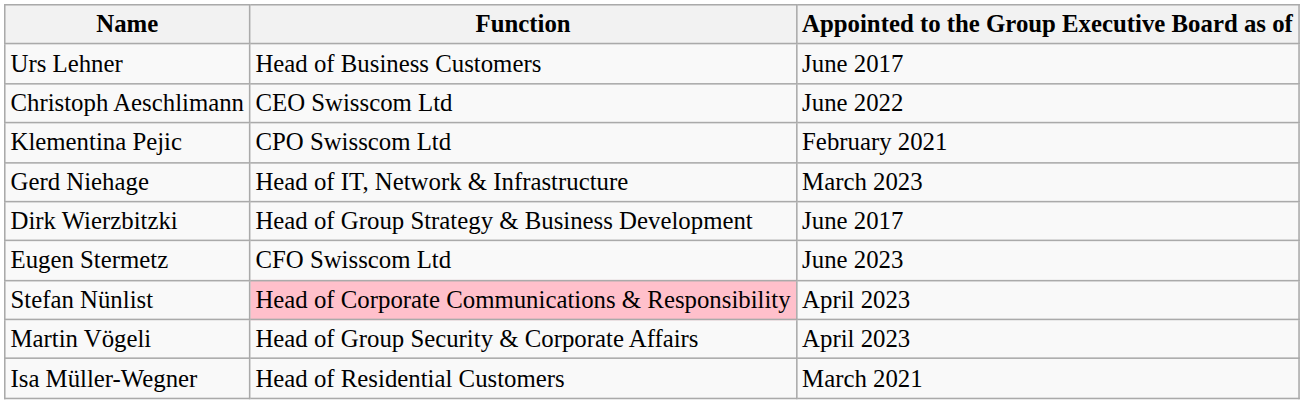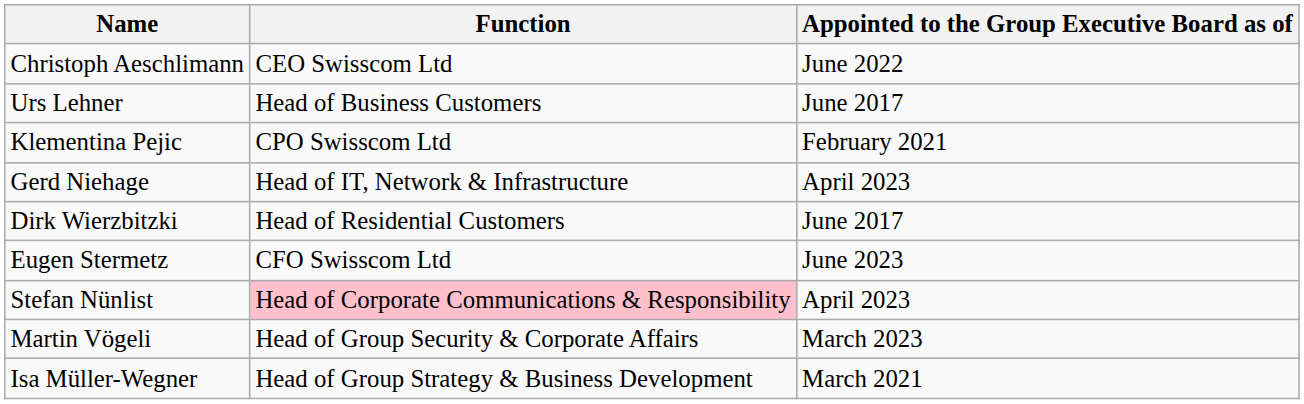rows swapped: (127, 102) <-> (67, 63)
(862, 181) March 2023 -> (856, 181) April 2023
(504, 220) Head of Group Strategy & Business Development -> (410, 220) Head of Residential Customers
(856, 338) April 2023 -> (862, 338) March 2023
(410, 378) Head of Residential Customers -> (504, 378) Head of Group Strategy & Business Development
